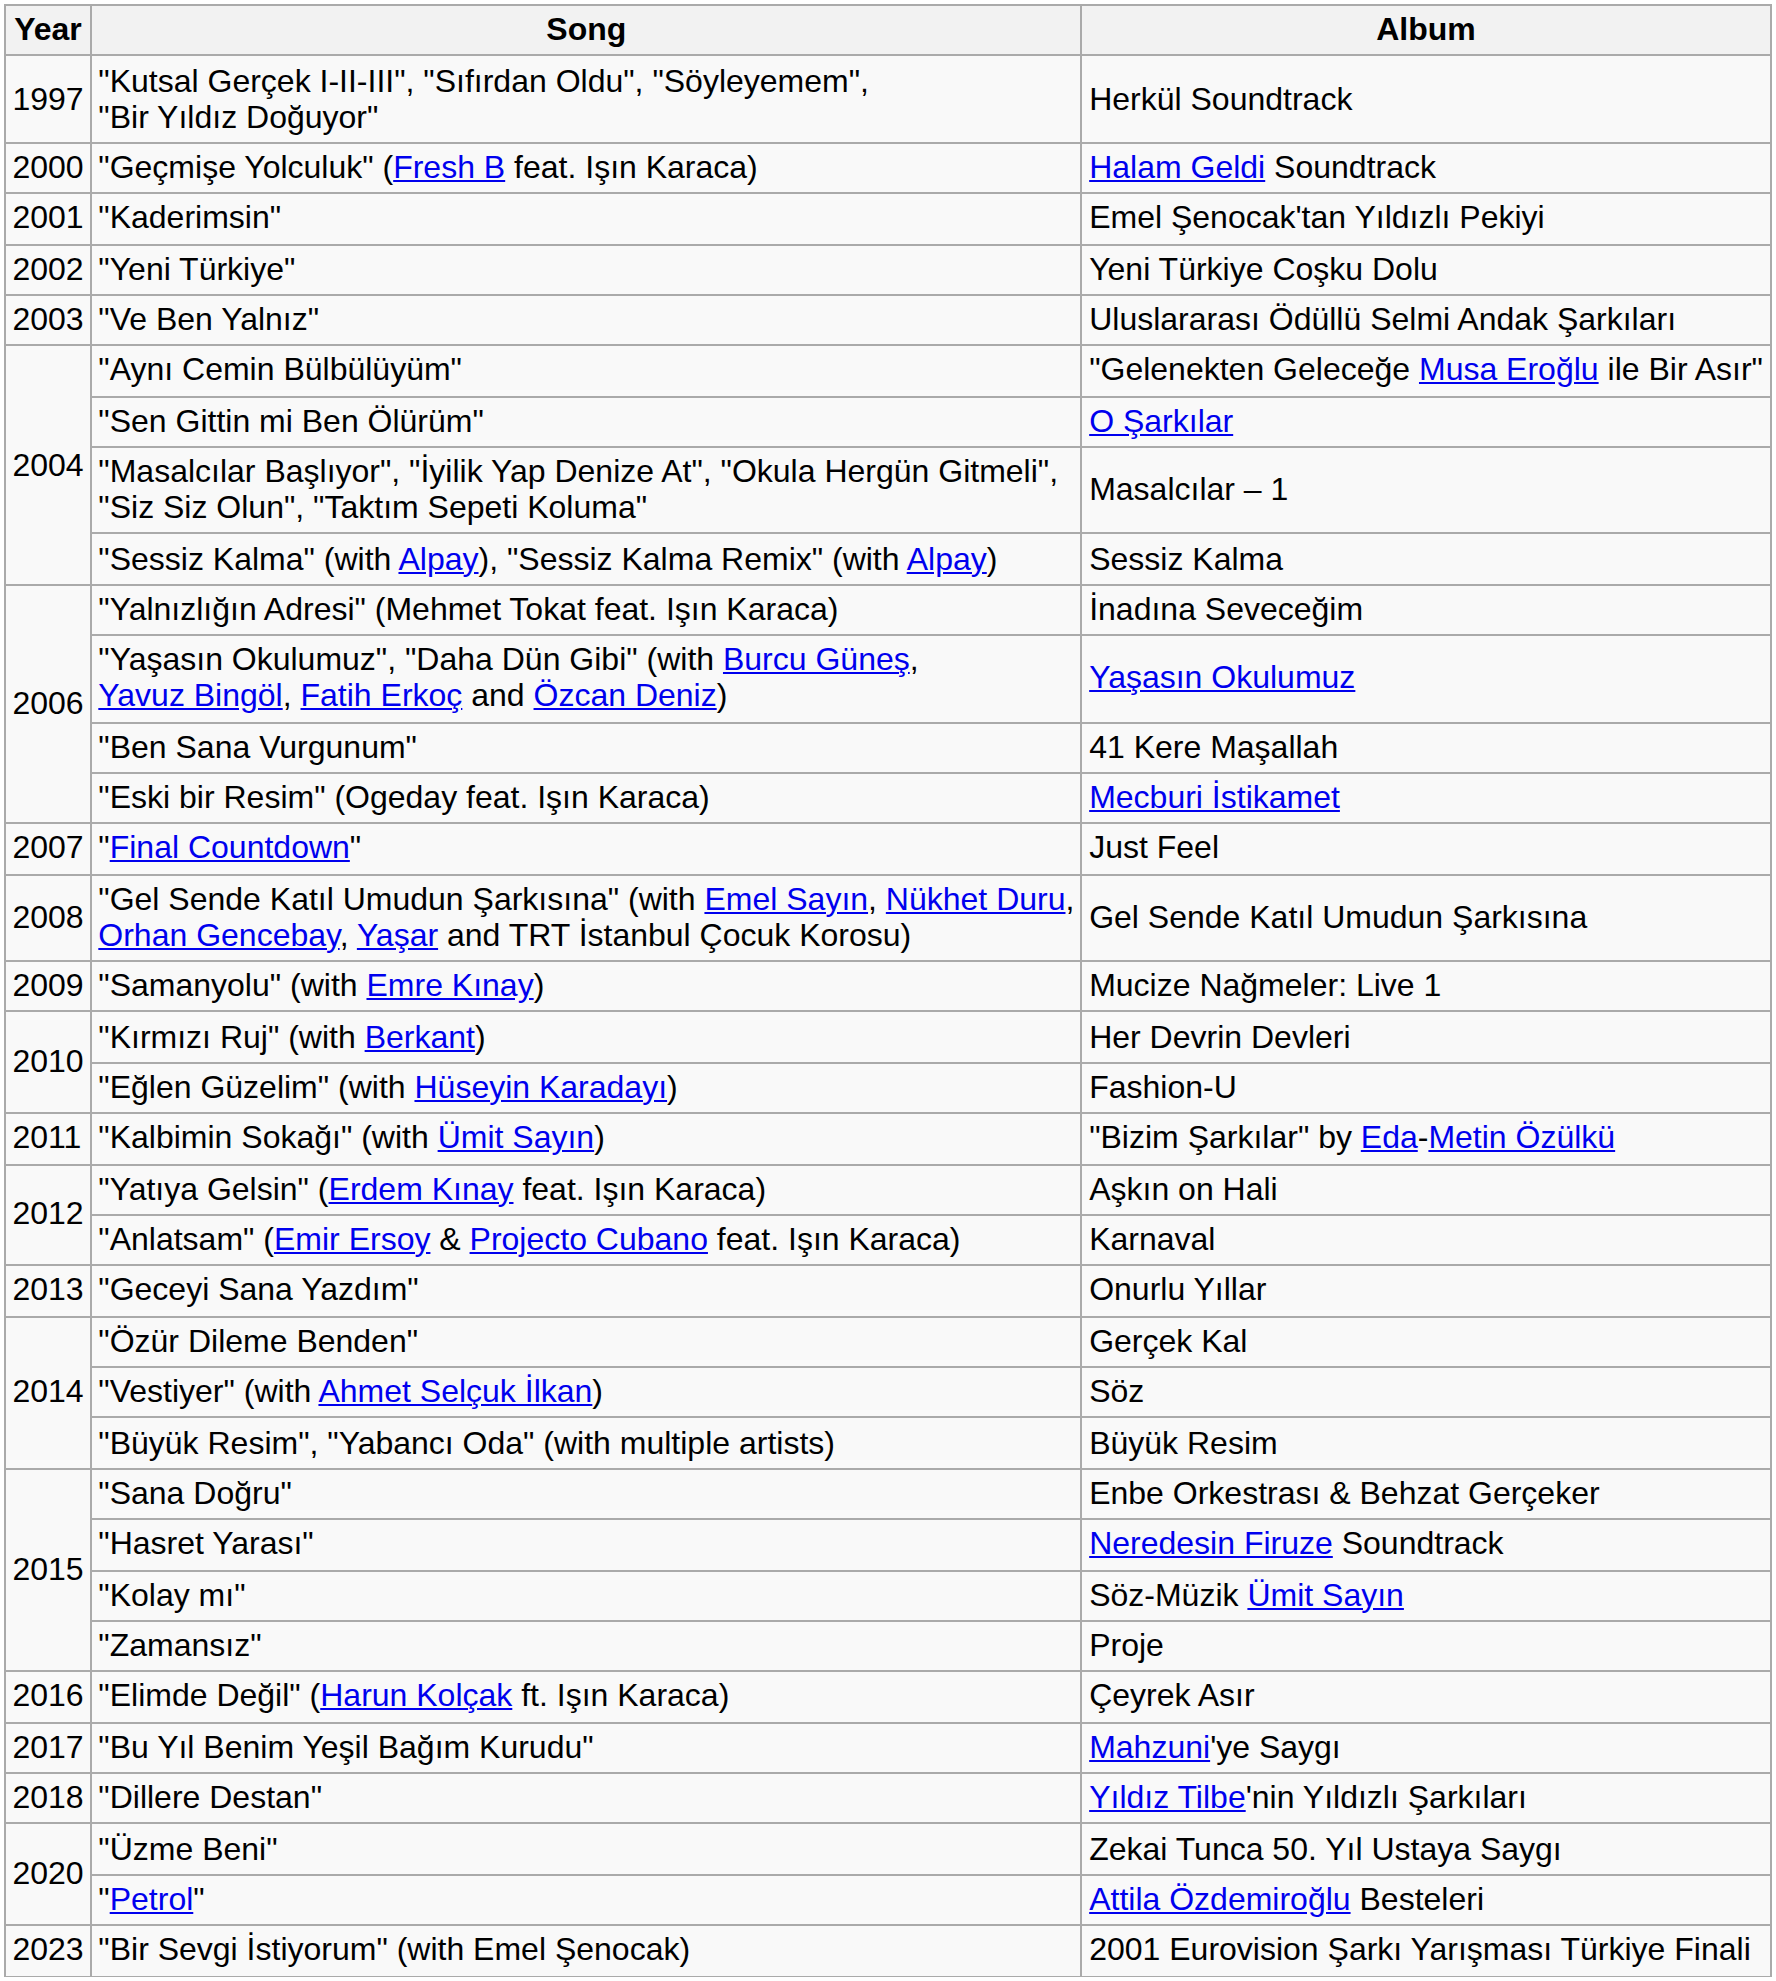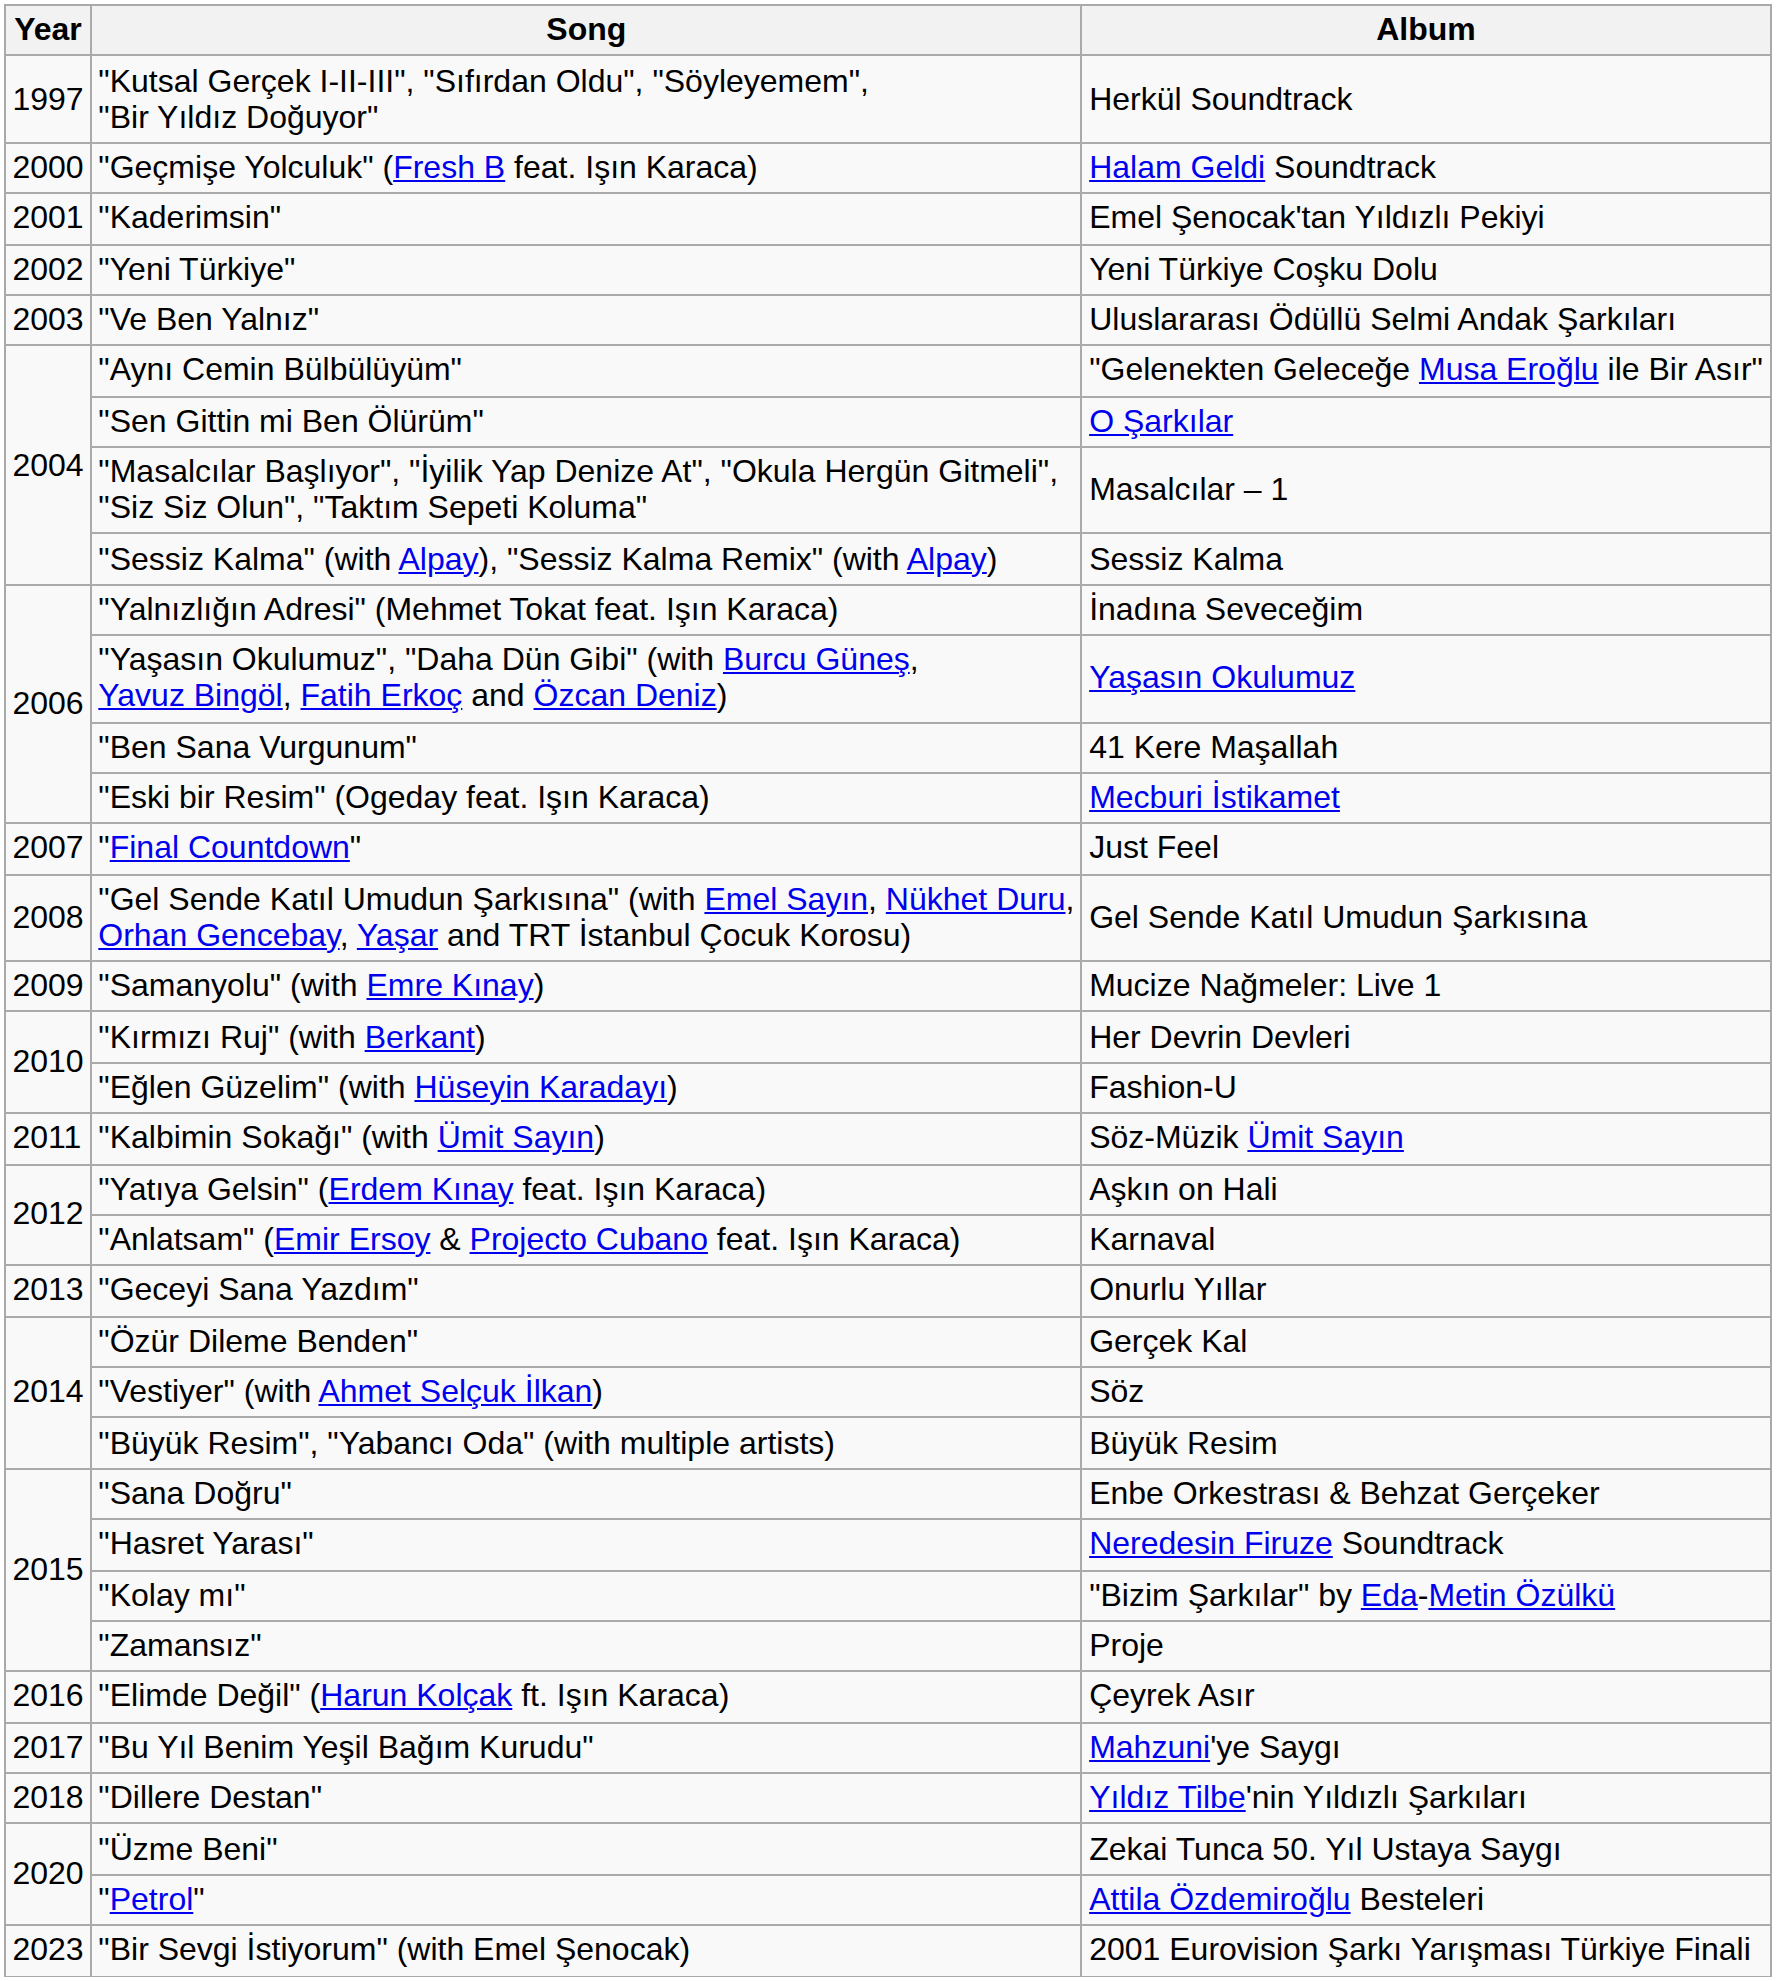(1352, 1138) "Bizim Şarkılar" by Eda-Metin Özülkü -> (1247, 1138) Söz-Müzik Ümit Sayın
(1247, 1594) Söz-Müzik Ümit Sayın -> (1352, 1594) "Bizim Şarkılar" by Eda-Metin Özülkü
